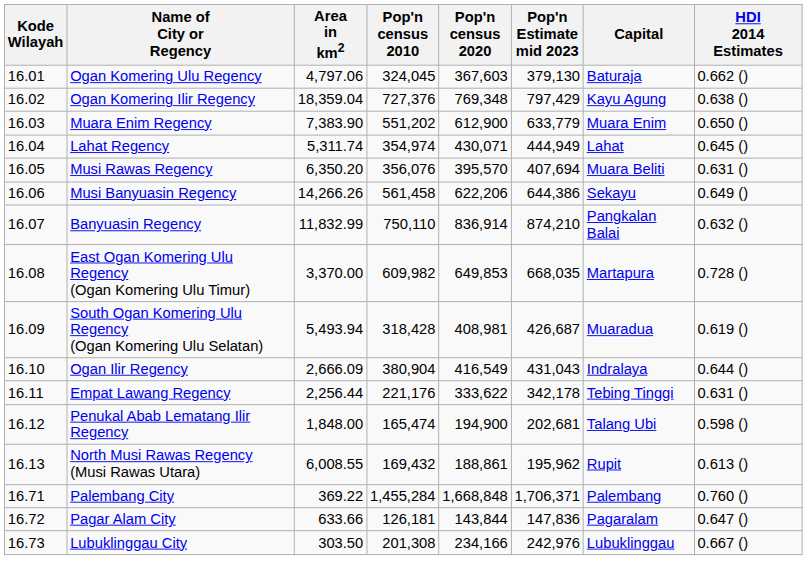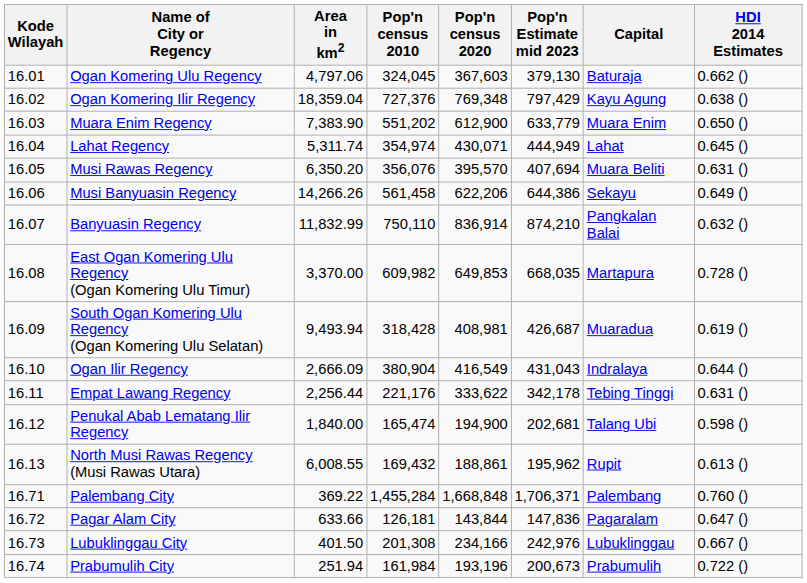(335, 329) 5,493.94 -> (335, 329) 9,493.94
(335, 424) 1,848.00 -> (335, 424) 1,840.00
(341, 542) 303.50 -> (341, 542) 401.50
+ row: (122, 566)
